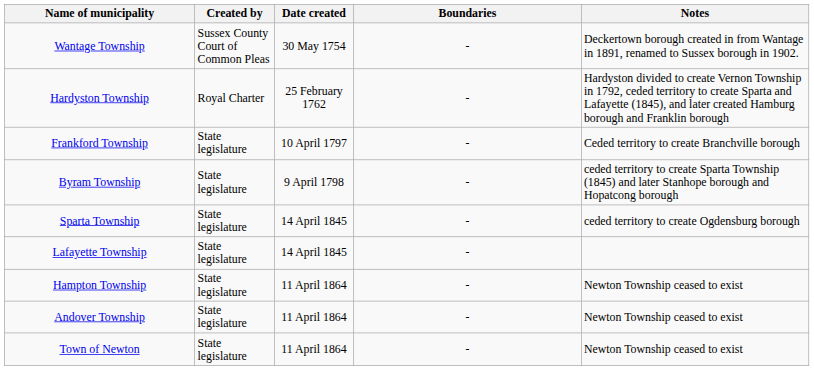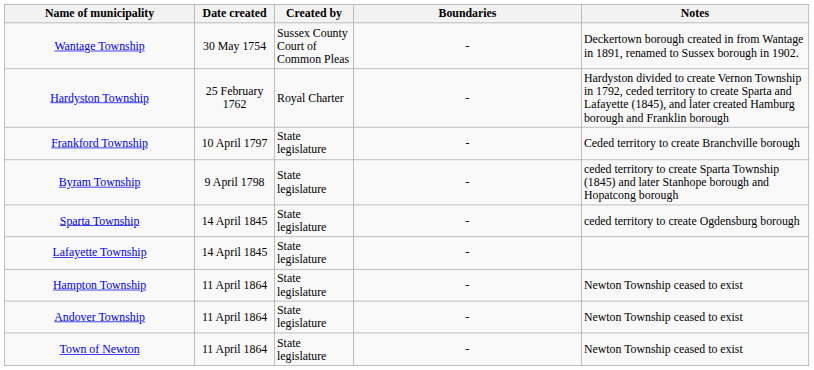columns swapped: (314, 13) <-> (235, 13)
